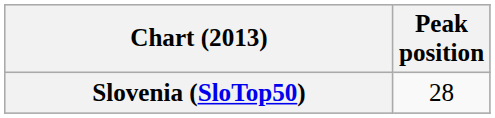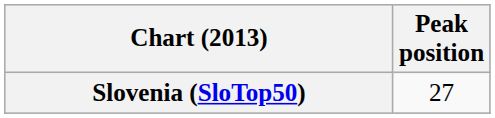(442, 92) 28 -> (442, 92) 27
